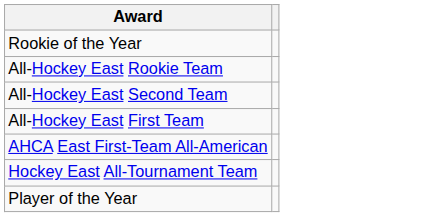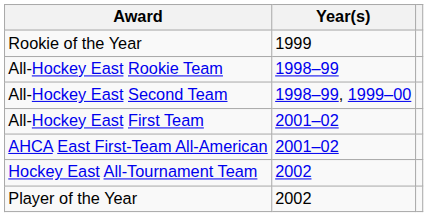+ column: (343, 17)
